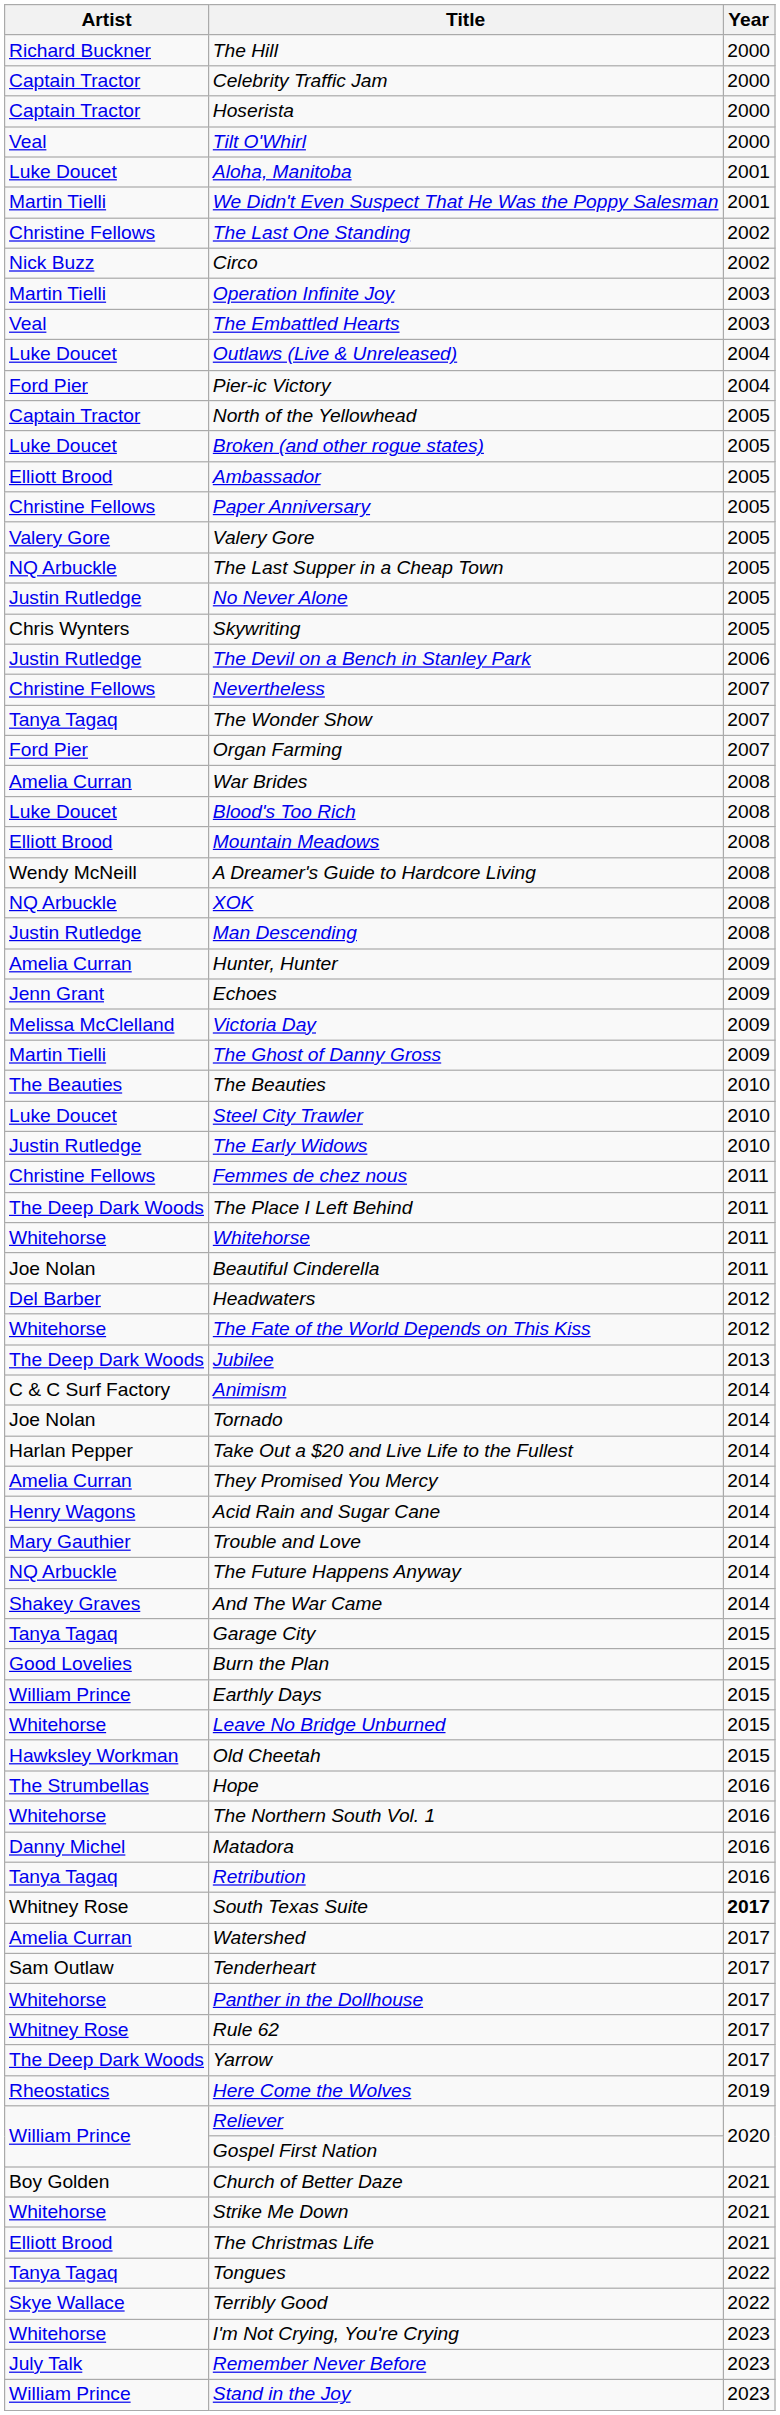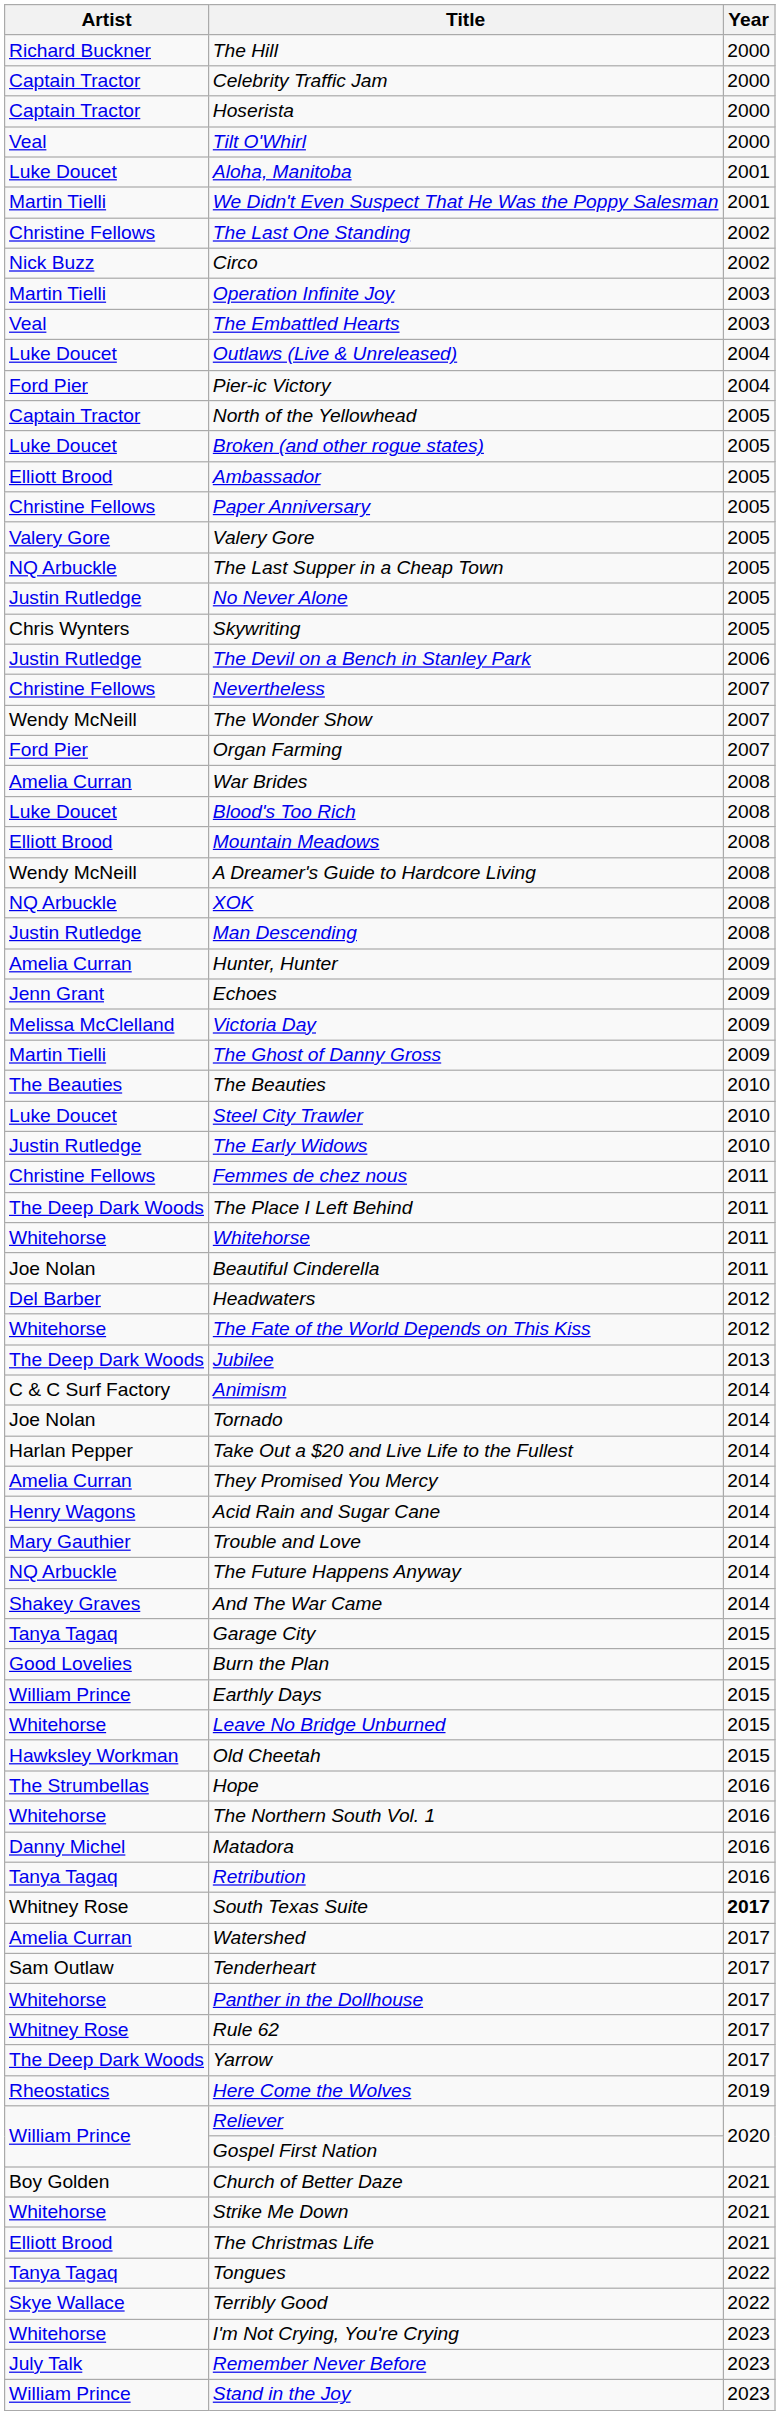(63, 720) Tanya Tagaq -> (73, 720) Wendy McNeill
